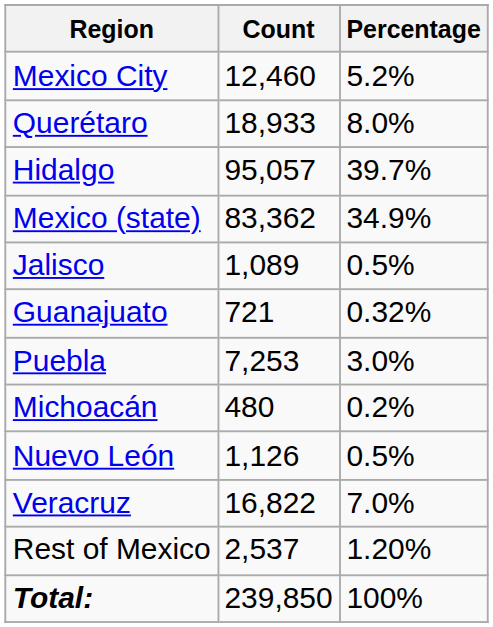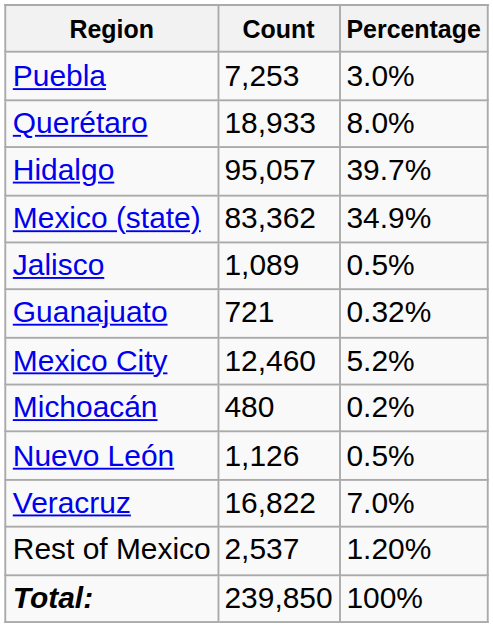rows swapped: (90, 75) <-> (59, 360)
